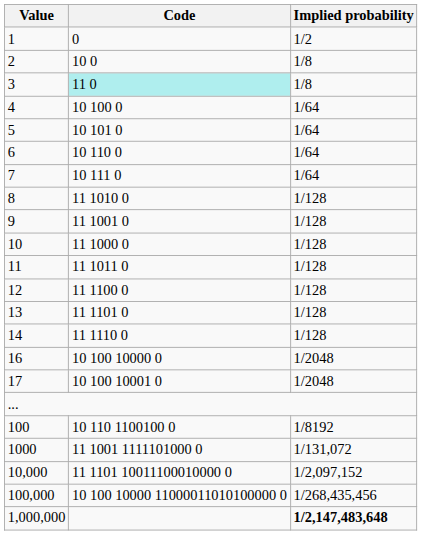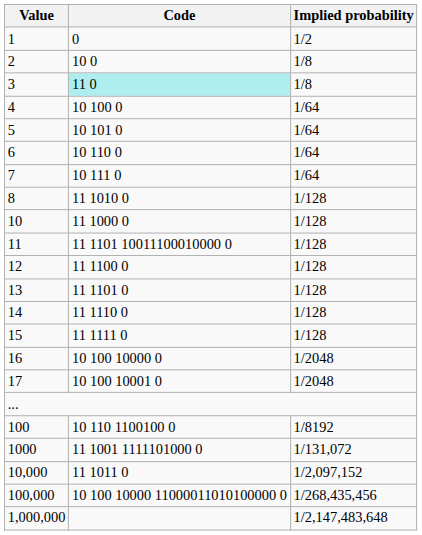- row: (11, 221)
(100, 267) 11 1011 0 -> (152, 244) 11 1101 10011100010000 0
+ row: (15, 335)
(152, 472) 11 1101 10011100010000 0 -> (100, 472) 11 1011 0
(341, 518) bold -> (341, 518) normal
